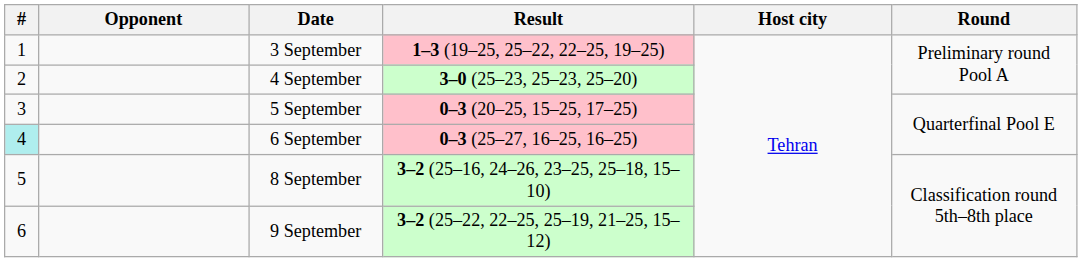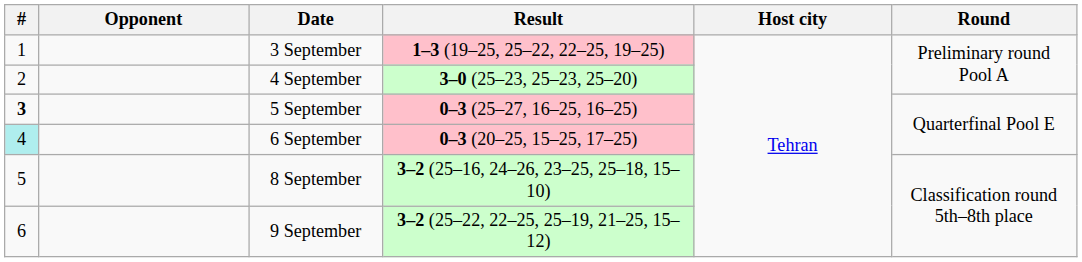(21, 109) normal -> (21, 109) bold
(538, 109) 0–3 (20–25, 15–25, 17–25) -> (538, 109) 0–3 (25–27, 16–25, 16–25)
(538, 139) 0–3 (25–27, 16–25, 16–25) -> (538, 139) 0–3 (20–25, 15–25, 17–25)
